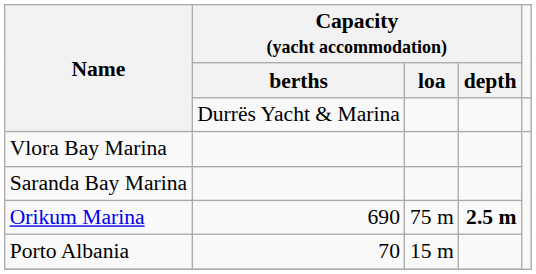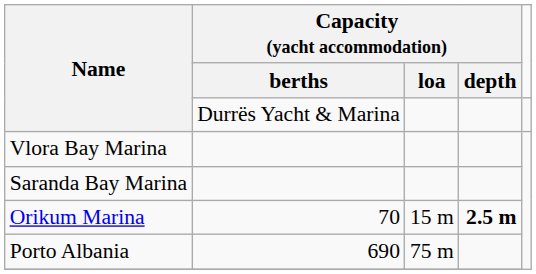(384, 217) 690 -> (389, 217) 70
(432, 217) 75 m -> (432, 217) 15 m
(389, 251) 70 -> (384, 251) 690
(432, 251) 15 m -> (432, 251) 75 m
